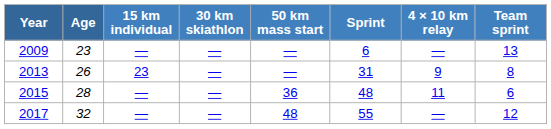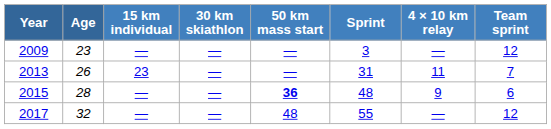(366, 51) 6 -> (366, 51) 3
(510, 51) 13 -> (510, 51) 12
(438, 72) 9 -> (438, 72) 11
(510, 72) 8 -> (510, 72) 7
(290, 93) normal -> (290, 93) bold
(438, 93) 11 -> (438, 93) 9
